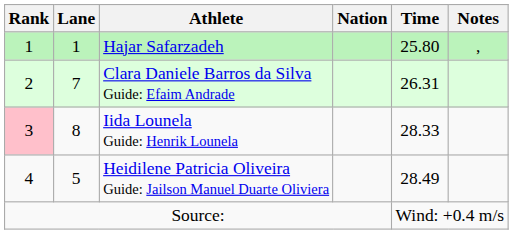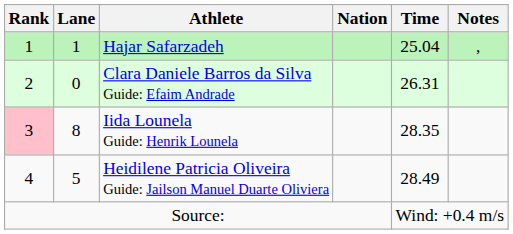(420, 45) 25.80 -> (420, 45) 25.04
(76, 83) 7 -> (76, 83) 0
(420, 130) 28.33 -> (420, 130) 28.35
